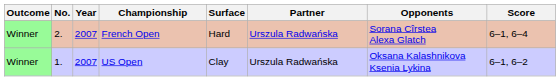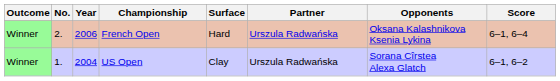(86, 33) 2007 -> (86, 33) 2006
(403, 33) Sorana Cîrstea Alexa Glatch -> (417, 33) Oksana Kalashnikova Ksenia Lykina
(86, 61) 2007 -> (86, 61) 2004
(417, 61) Oksana Kalashnikova Ksenia Lykina -> (403, 61) Sorana Cîrstea Alexa Glatch
